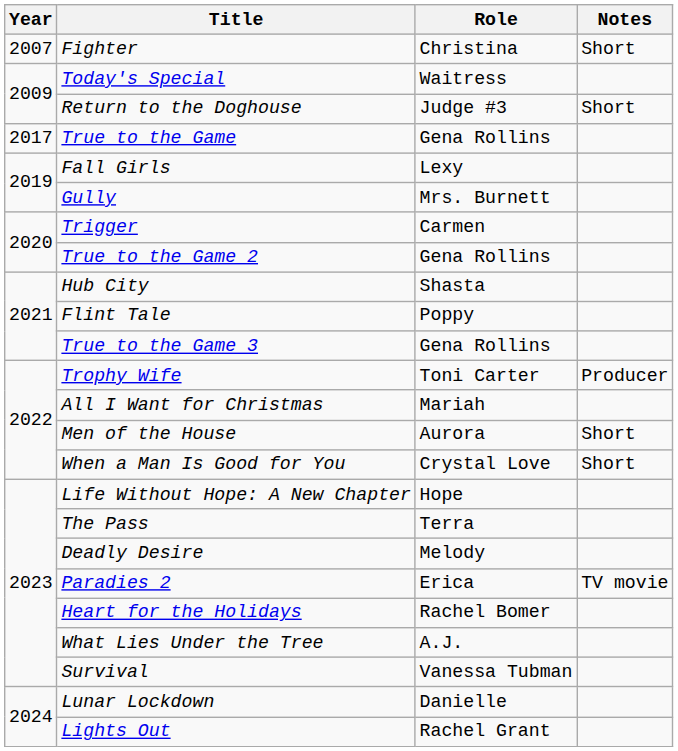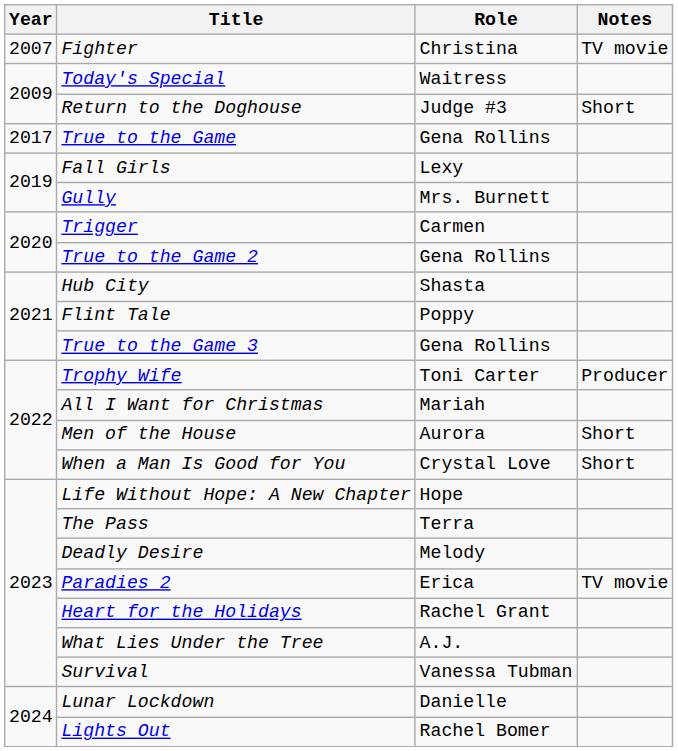(608, 49) Short -> (625, 49) TV movie
(485, 613) Rachel Bomer -> (485, 613) Rachel Grant
(485, 731) Rachel Grant -> (485, 731) Rachel Bomer
